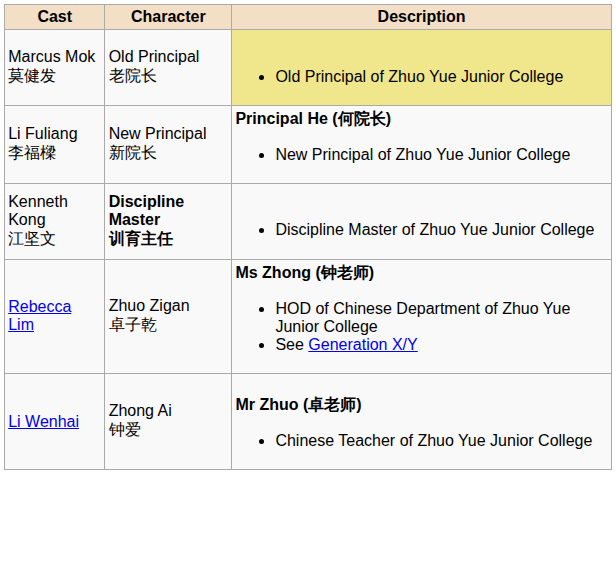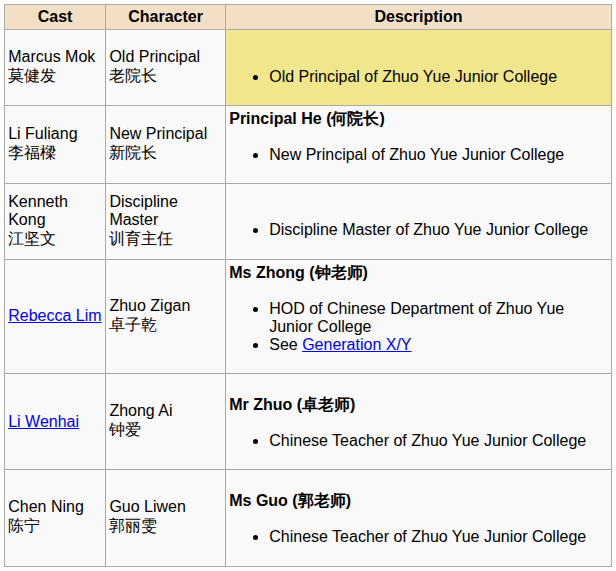(146, 220) bold -> (144, 220) normal
+ row: (46, 516)
